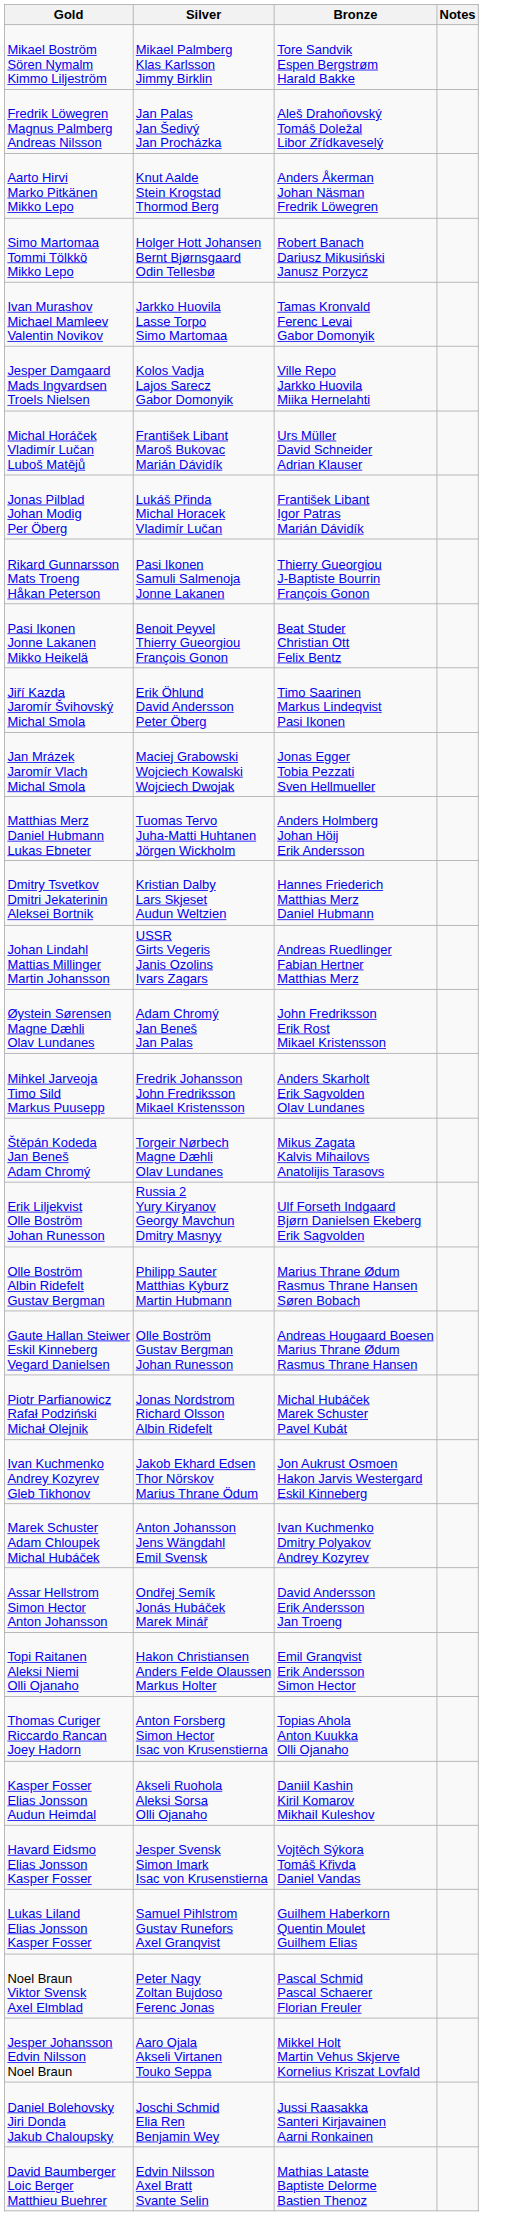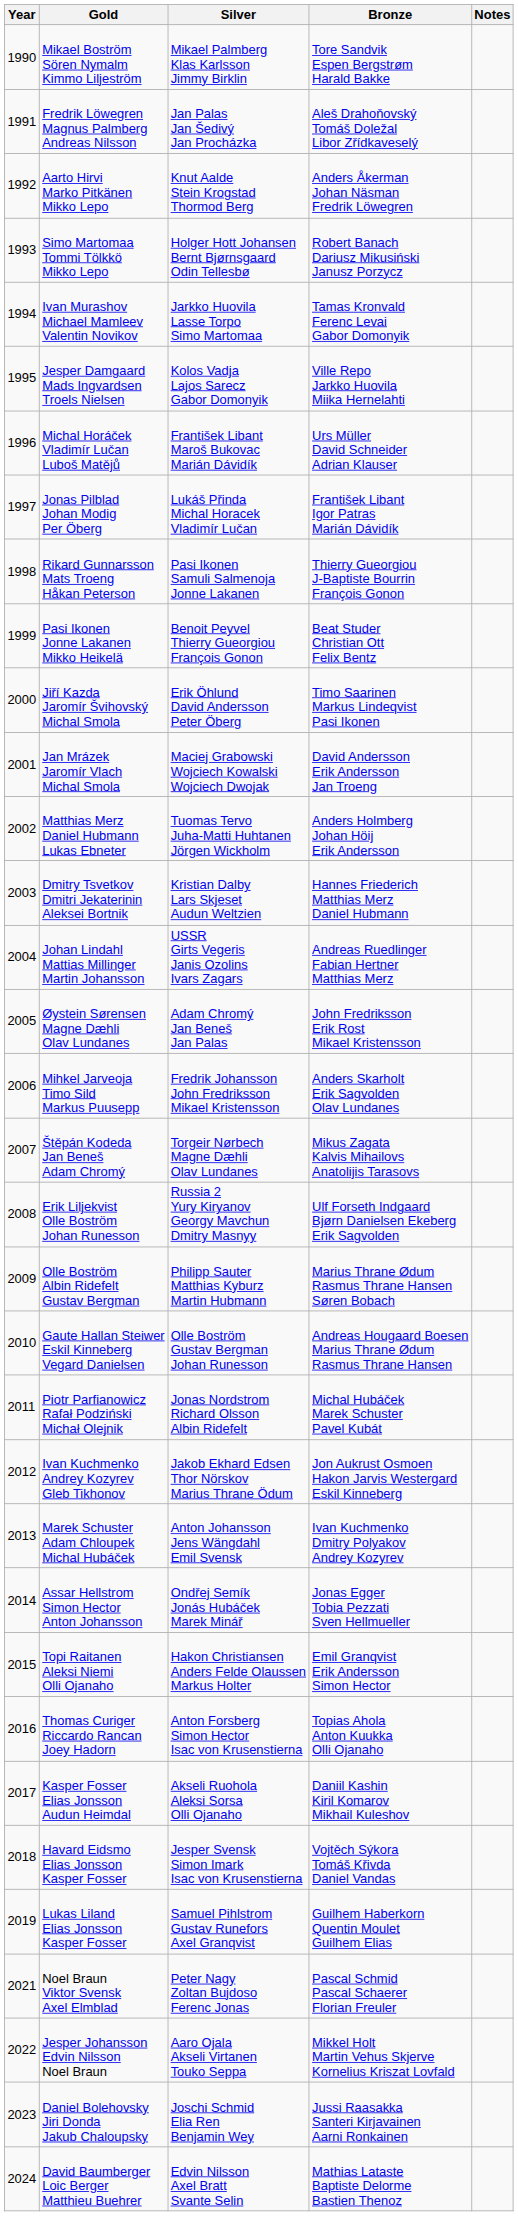+ column: (22, 14)
(326, 771) Jonas Egger Tobia Pezzati Sven Hellmueller -> (361, 771) David Andersson Erik Andersson Jan Troeng
(326, 1607) David Andersson Erik Andersson Jan Troeng -> (361, 1607) Jonas Egger Tobia Pezzati Sven Hellmueller
